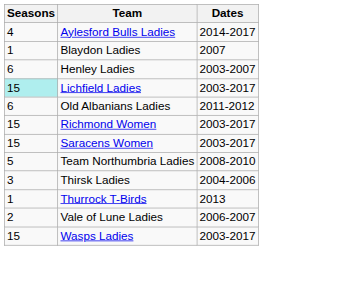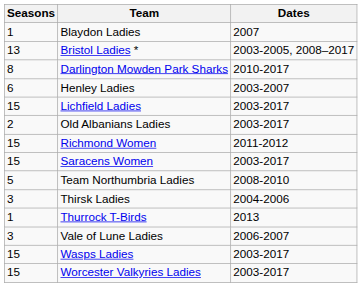- row: (118, 32)
+ row: (99, 50)
+ row: (144, 69)
(14, 87) paleturquoise background -> (14, 106) no background
(10, 106) 6 -> (10, 124) 2
(227, 106) 2011-2012 -> (261, 124) 2003-2017
(228, 124) 2003-2017 -> (261, 143) 2011-2012
(10, 217) 2 -> (10, 236) 3
+ row: (131, 273)
